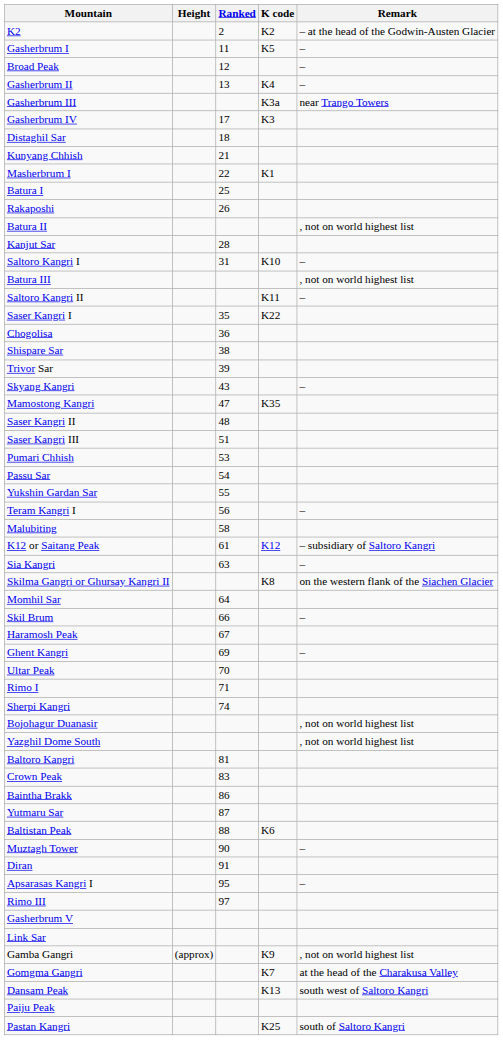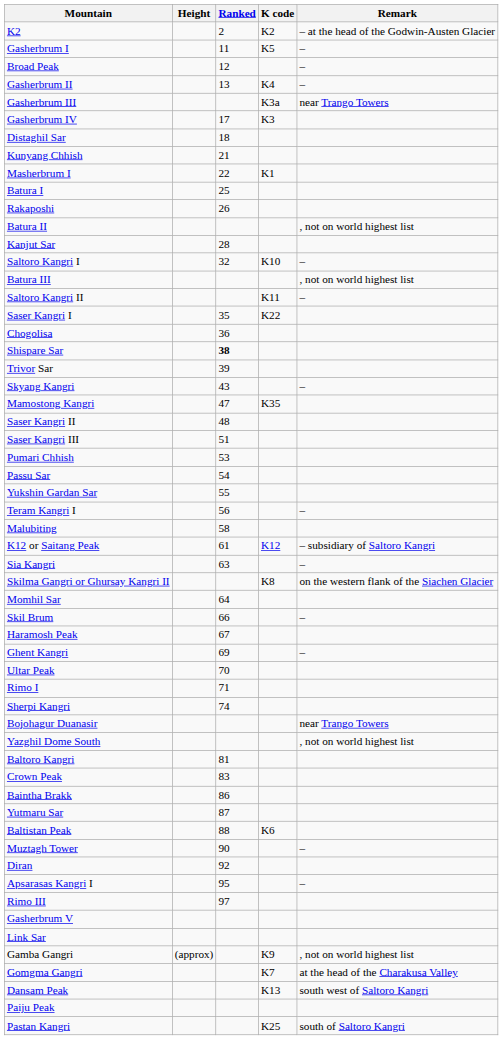(224, 262) 31 -> (224, 262) 32
(224, 350) normal -> (224, 350) bold
(357, 723) , not on world highest list -> (344, 723) near Trango Towers
(224, 865) 91 -> (224, 865) 92
